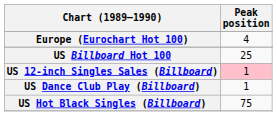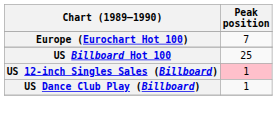(246, 39) 4 -> (246, 39) 7
- row: (112, 103)
